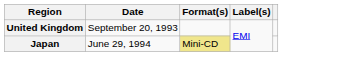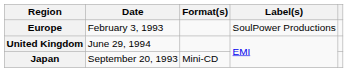+ row: (45, 28)
(133, 28) September 20, 1993 -> (119, 43) June 29, 1994
(119, 43) June 29, 1994 -> (133, 59) September 20, 1993
(200, 43) khaki background -> (200, 59) no background
